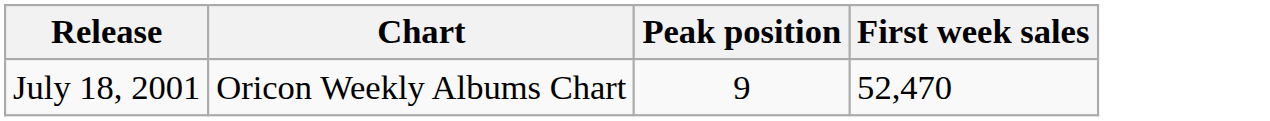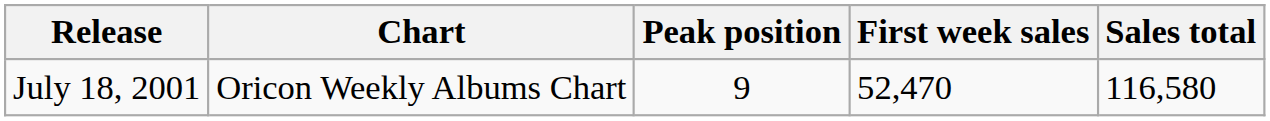+ column: (1181, 31)
